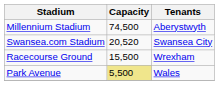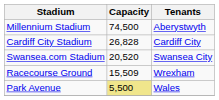+ row: (49, 42)
(124, 57) 15,500 -> (124, 73) 15,509
